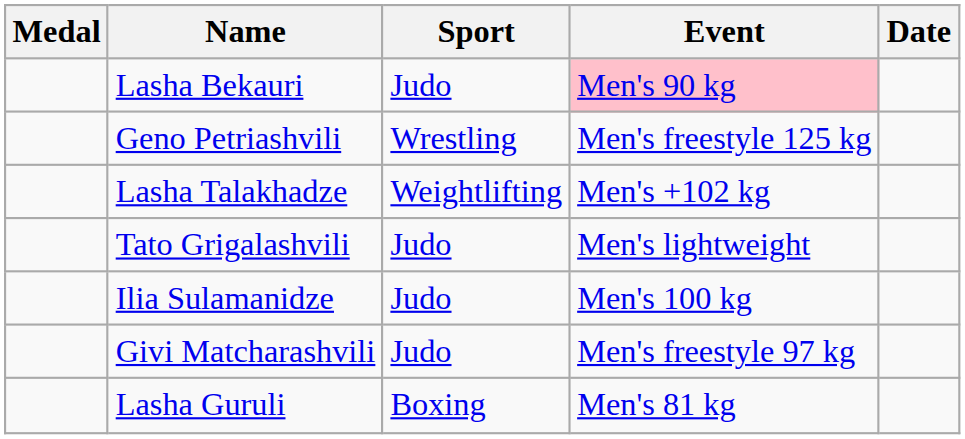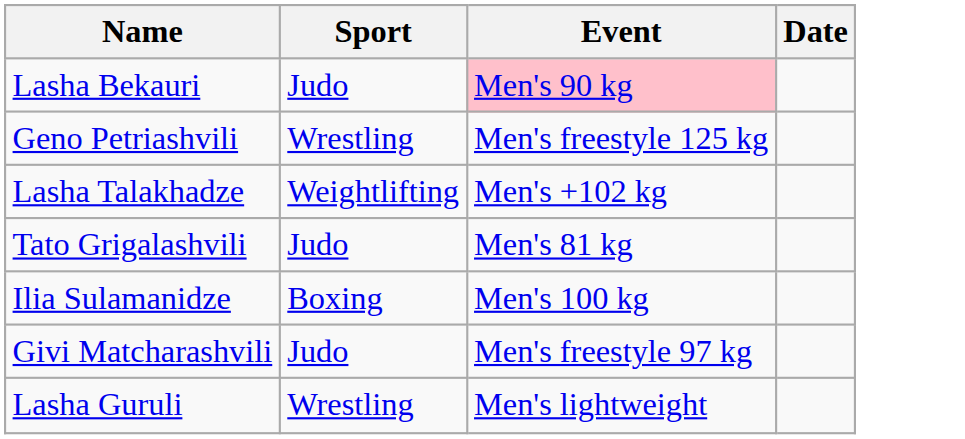- column: (57, 31)
(694, 244) Men's lightweight -> (553, 244) Men's 81 kg
(421, 298) Judo -> (335, 298) Boxing
(438, 405) Boxing -> (350, 405) Wrestling
(656, 405) Men's 81 kg -> (591, 405) Men's lightweight
